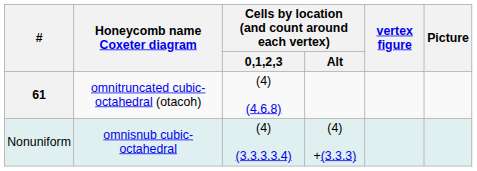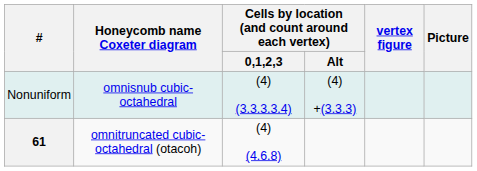rows swapped: (39, 94) <-> (39, 142)
